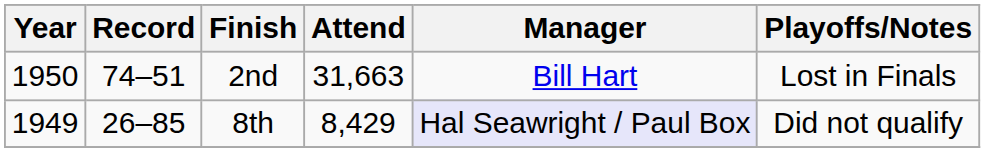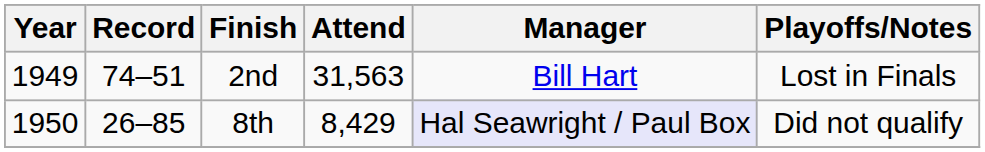(45, 75) 1950 -> (45, 75) 1949
(358, 75) 31,663 -> (358, 75) 31,563
(45, 123) 1949 -> (45, 123) 1950
